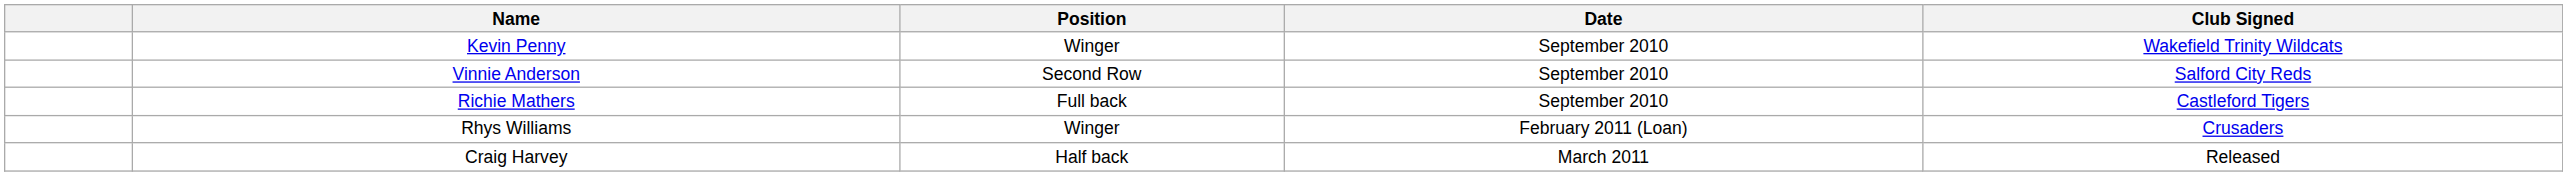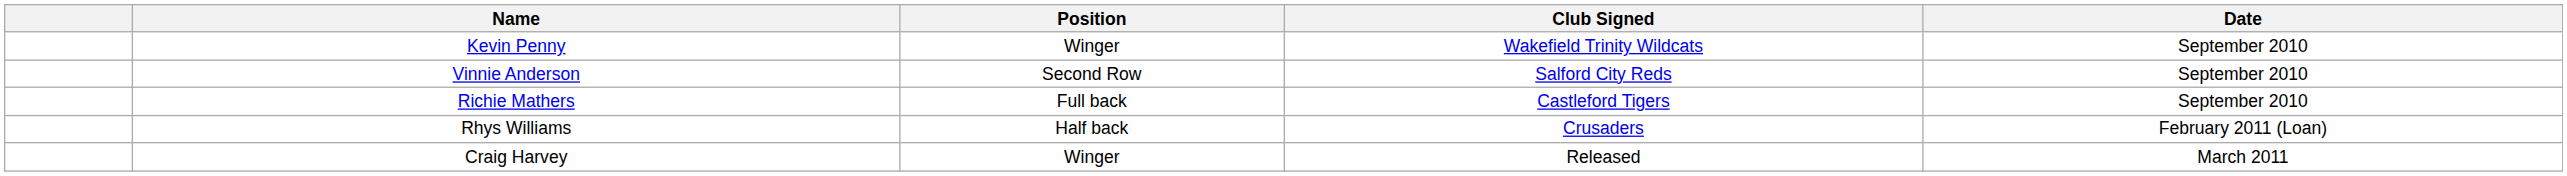columns swapped: (2243, 18) <-> (1603, 18)
(1092, 129) Winger -> (1092, 129) Half back
(1092, 156) Half back -> (1092, 156) Winger
